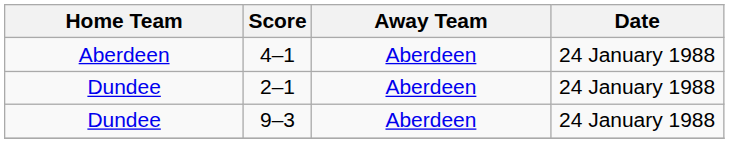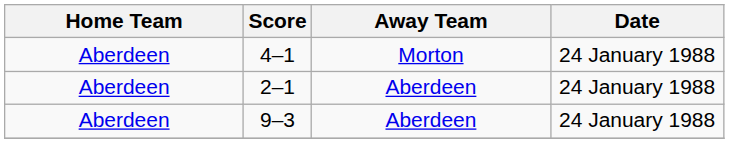(431, 54) Aberdeen -> (431, 54) Morton
(124, 87) Dundee -> (124, 87) Aberdeen
(124, 120) Dundee -> (124, 120) Aberdeen
